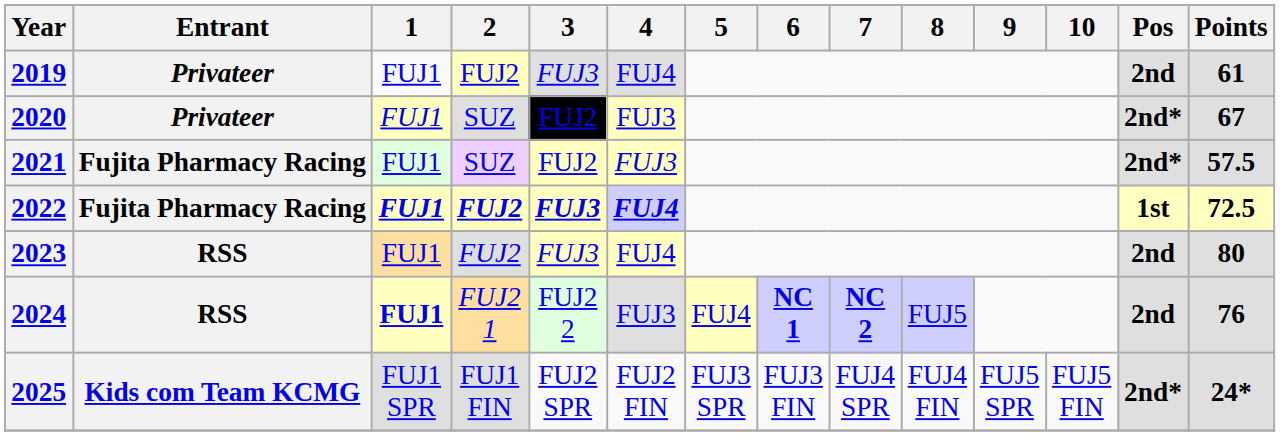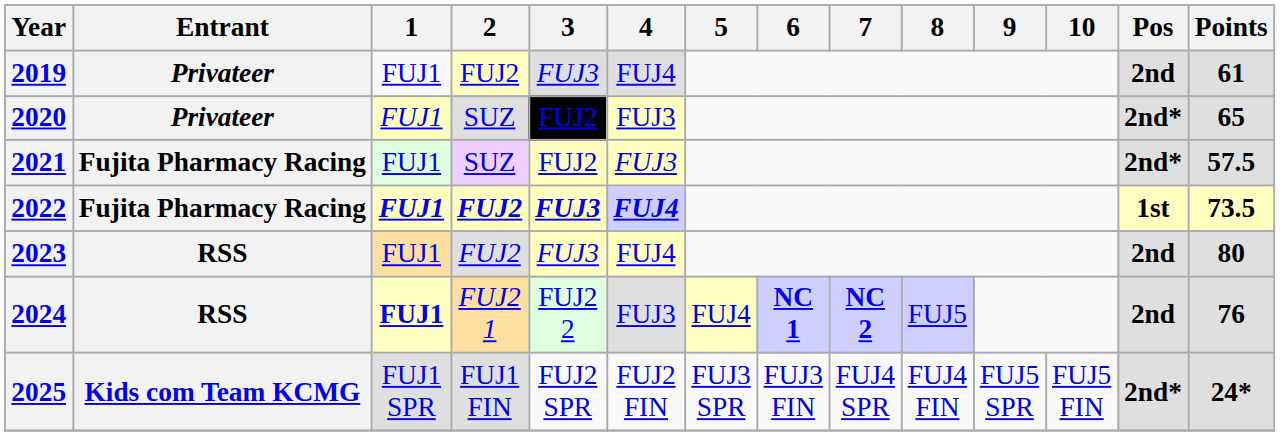(1231, 117) 67 -> (1231, 117) 65
(1231, 207) 72.5 -> (1231, 207) 73.5
